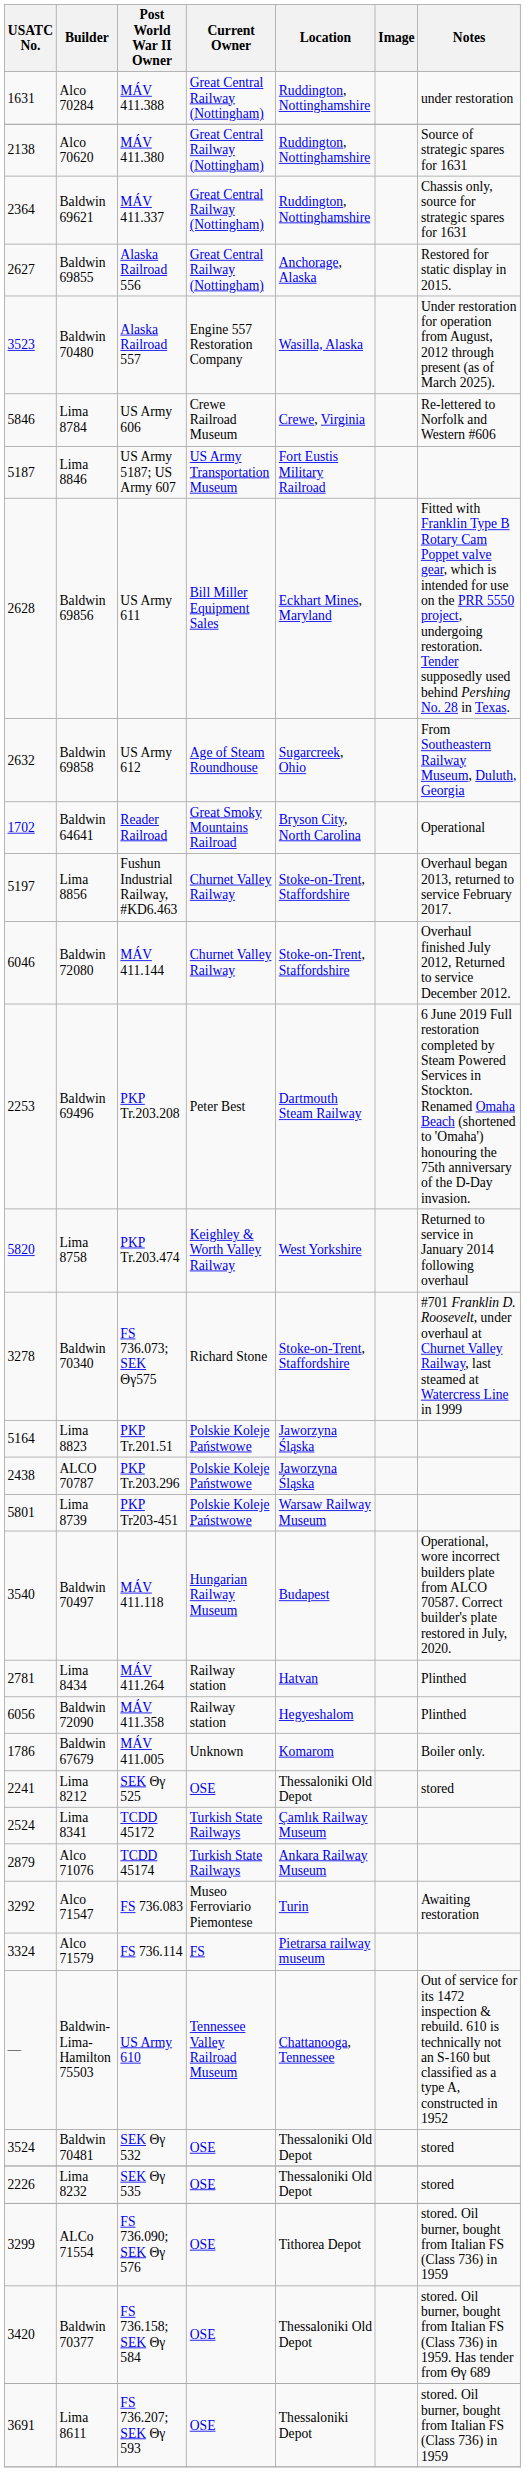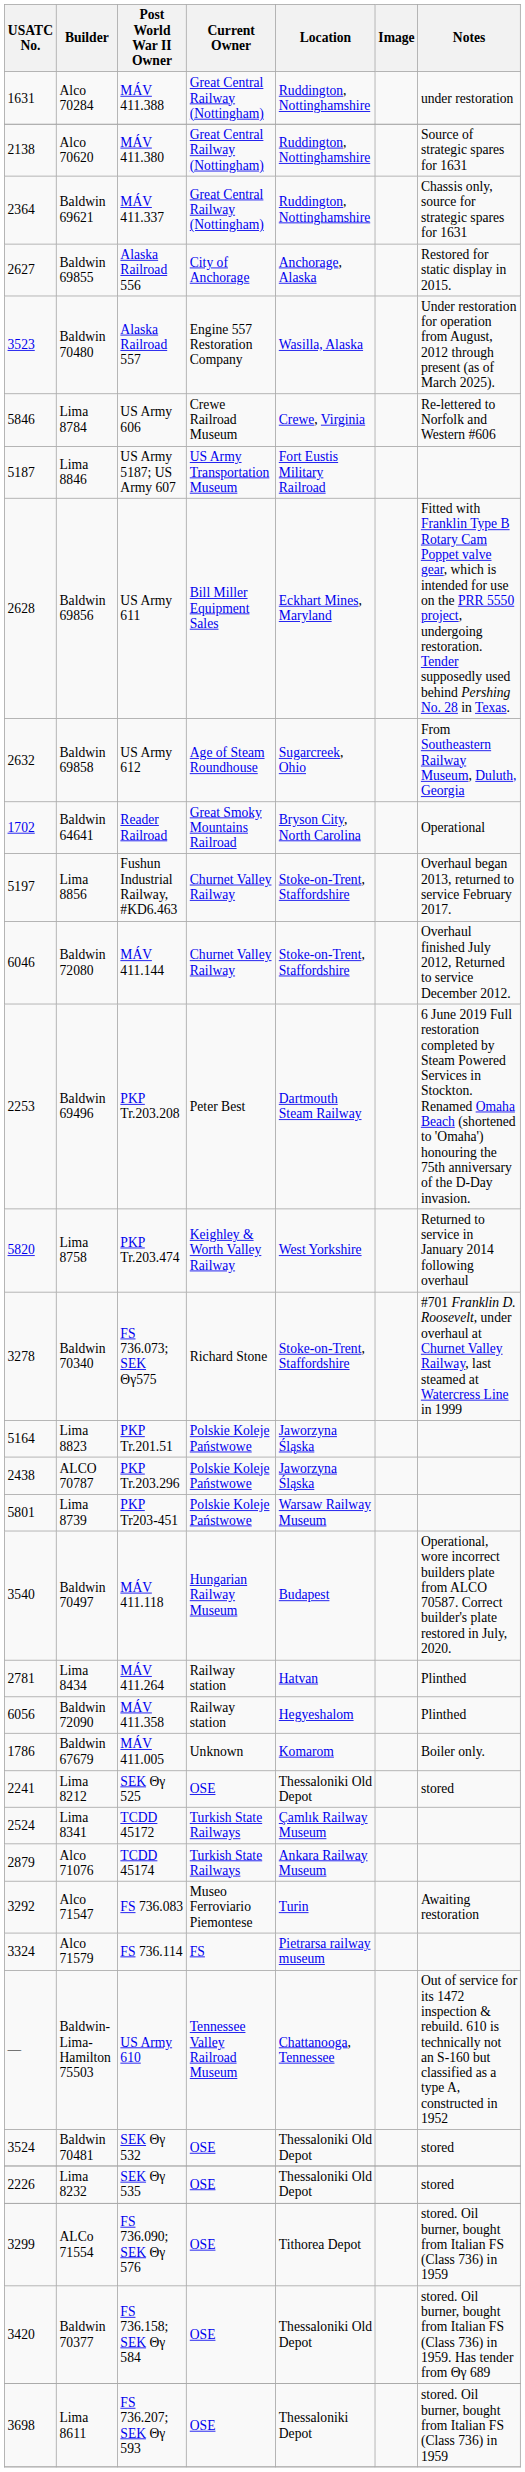(227, 269) Great Central Railway (Nottingham) -> (220, 269) City of Anchorage
(21, 2425) 3691 -> (21, 2425) 3698
